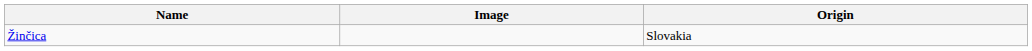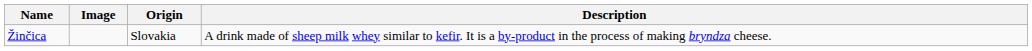+ column: (614, 14)
